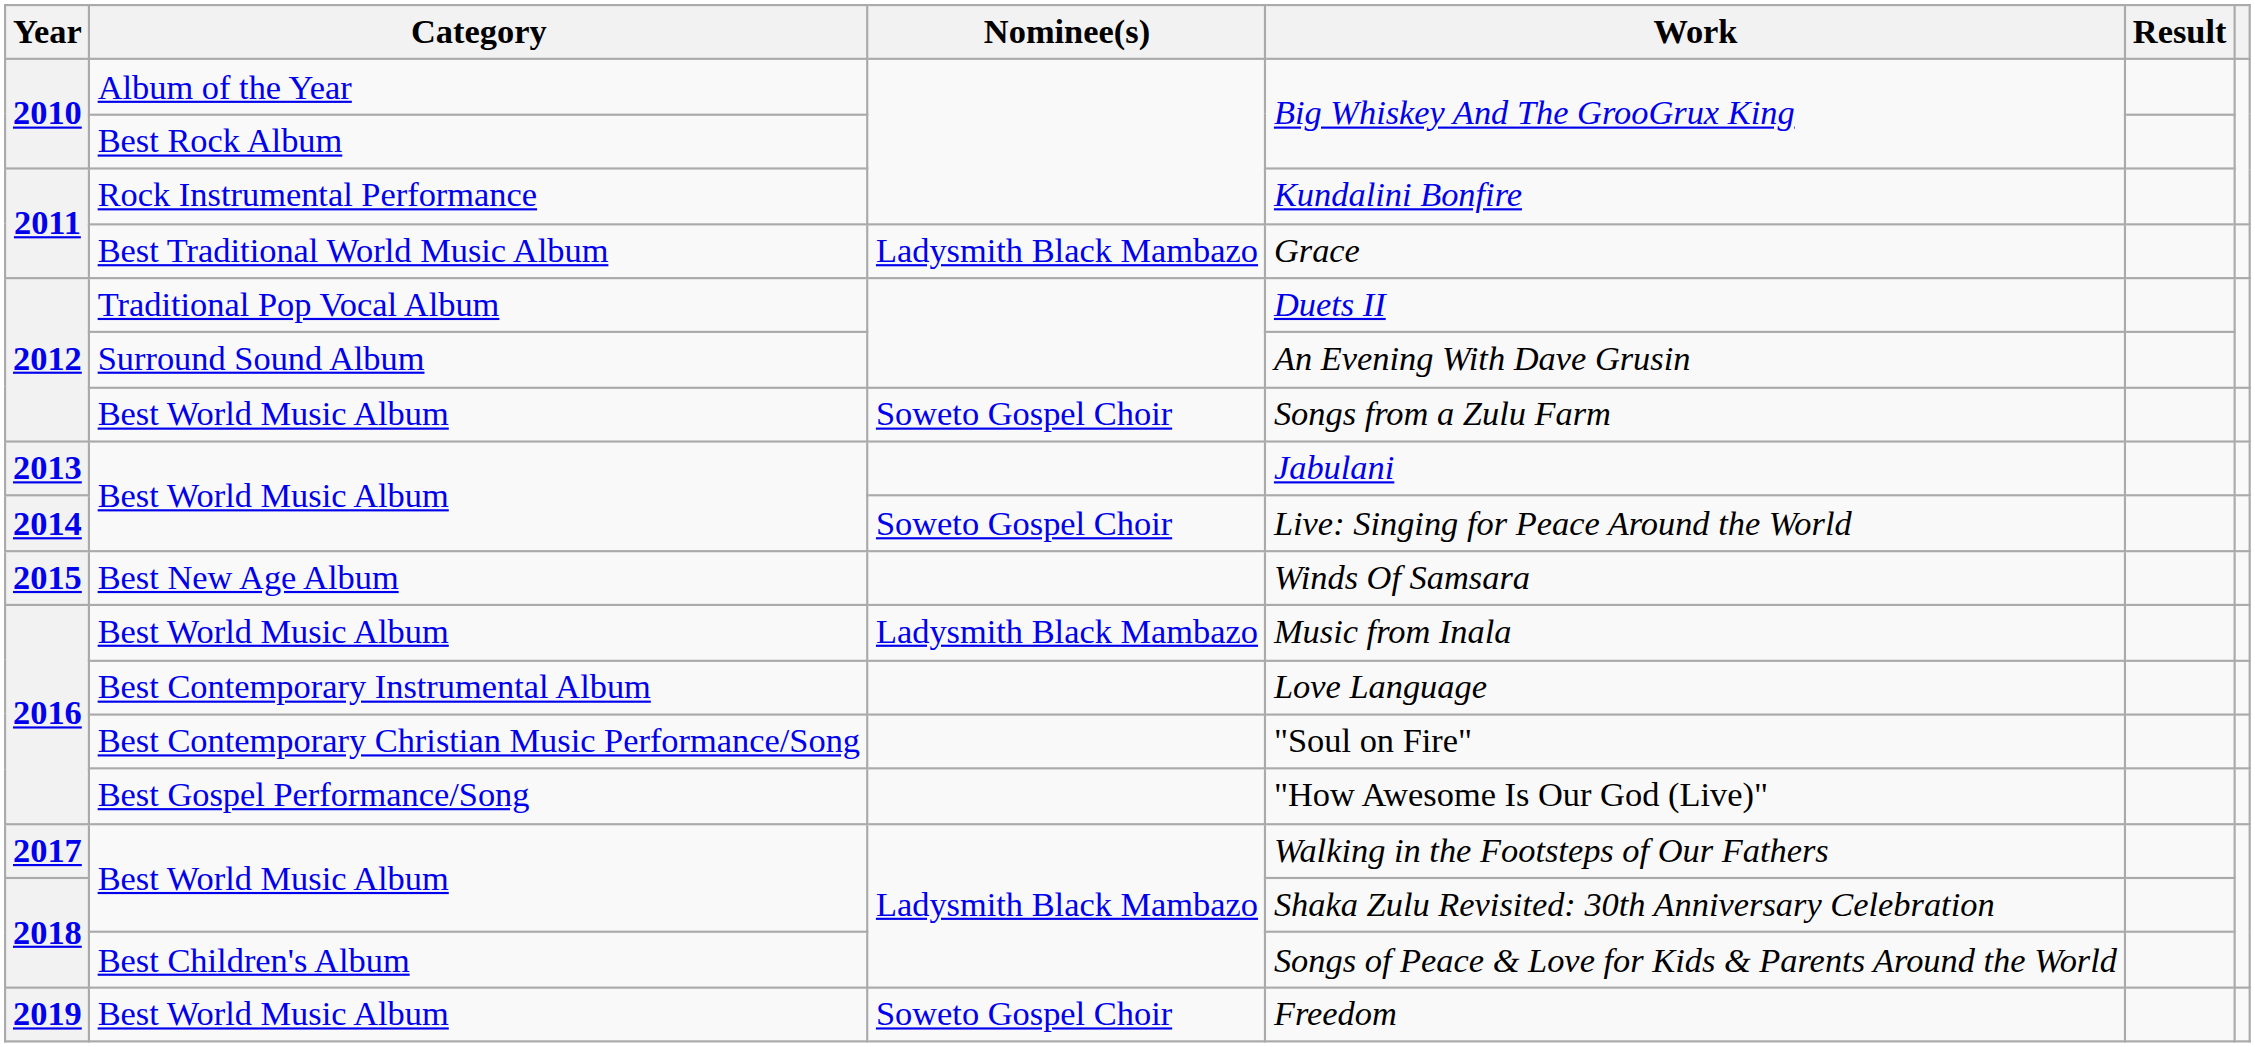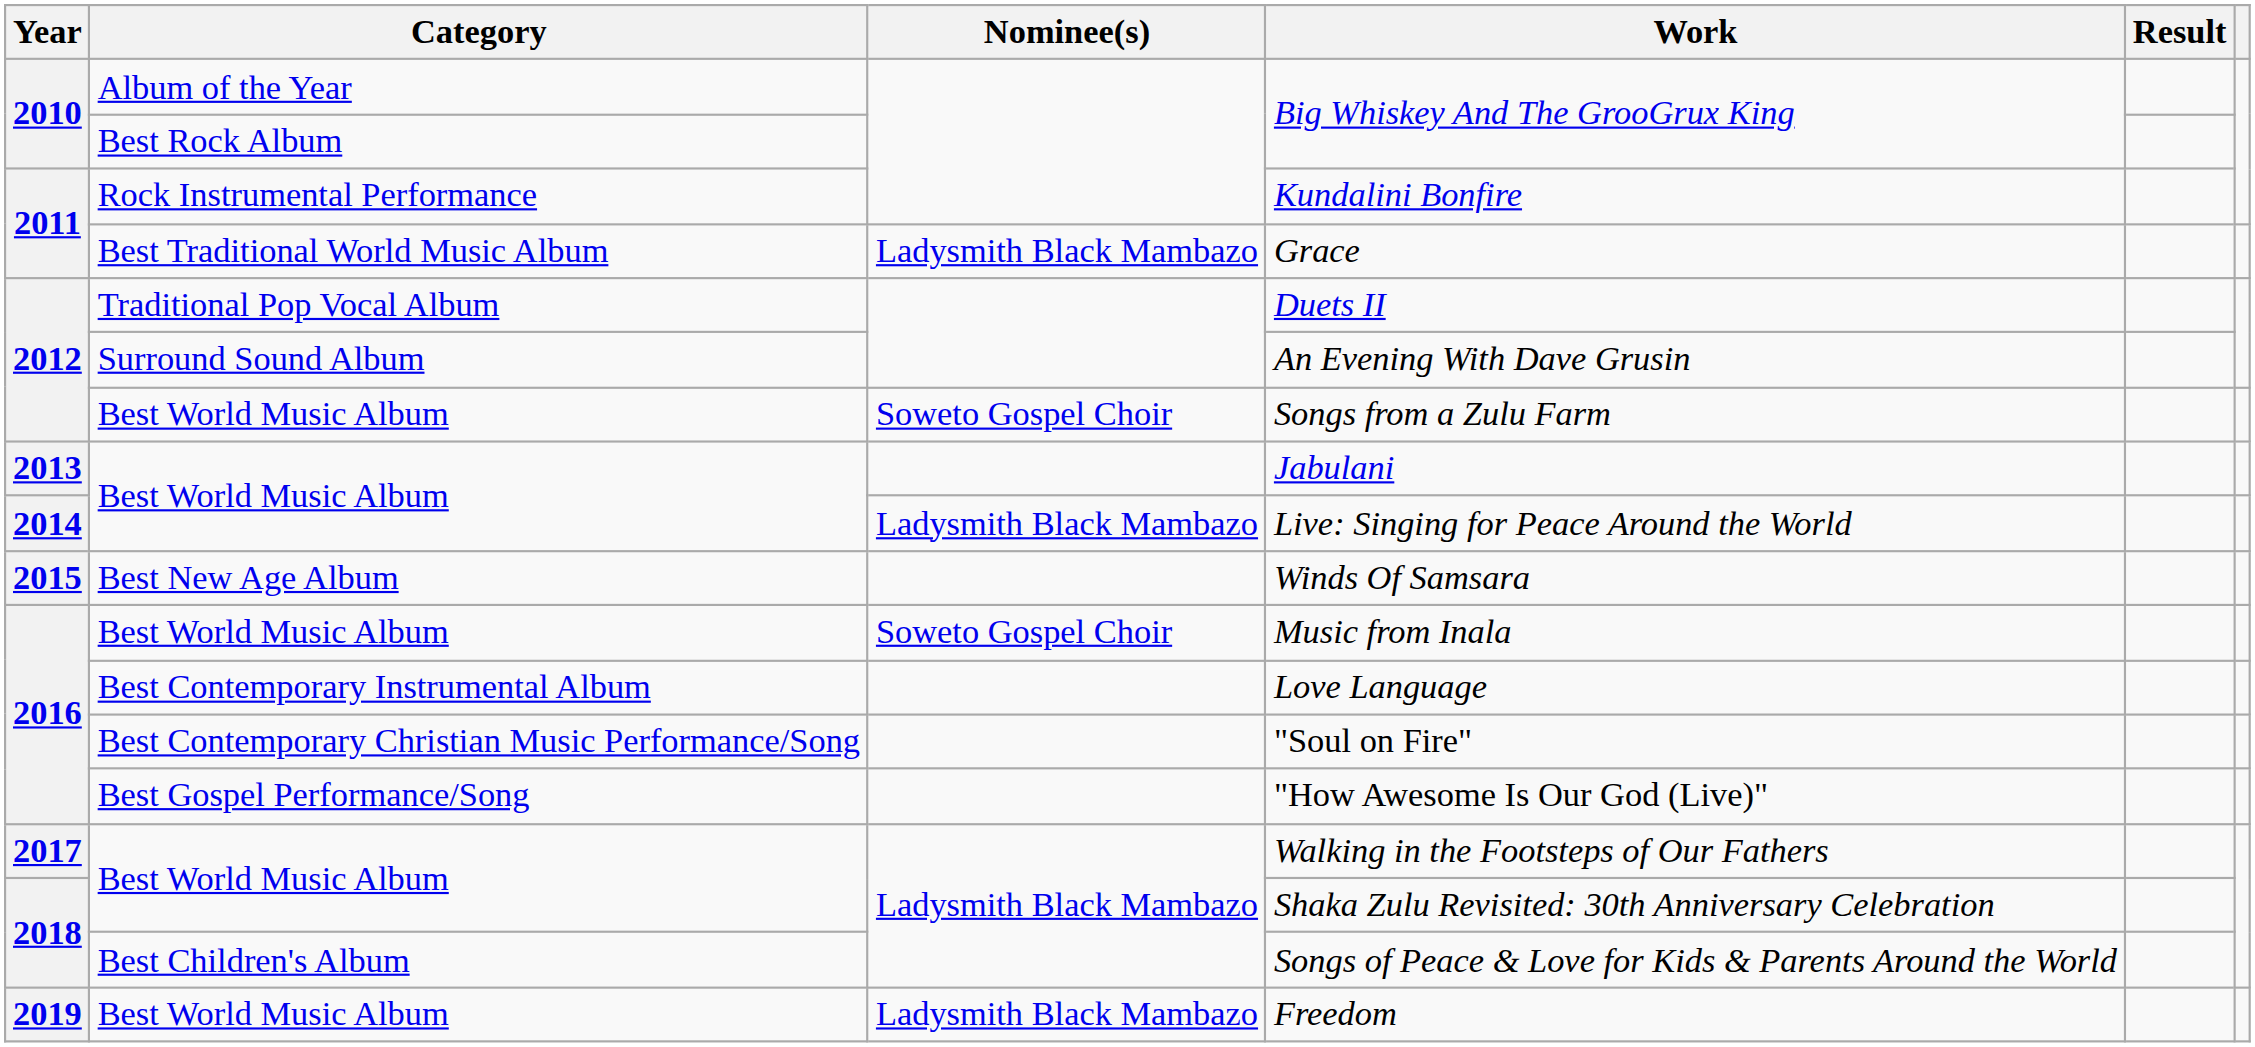(1024, 522) Soweto Gospel Choir -> (1067, 522) Ladysmith Black Mambazo
(1067, 631) Ladysmith Black Mambazo -> (1024, 631) Soweto Gospel Choir
(1024, 1013) Soweto Gospel Choir -> (1067, 1013) Ladysmith Black Mambazo
